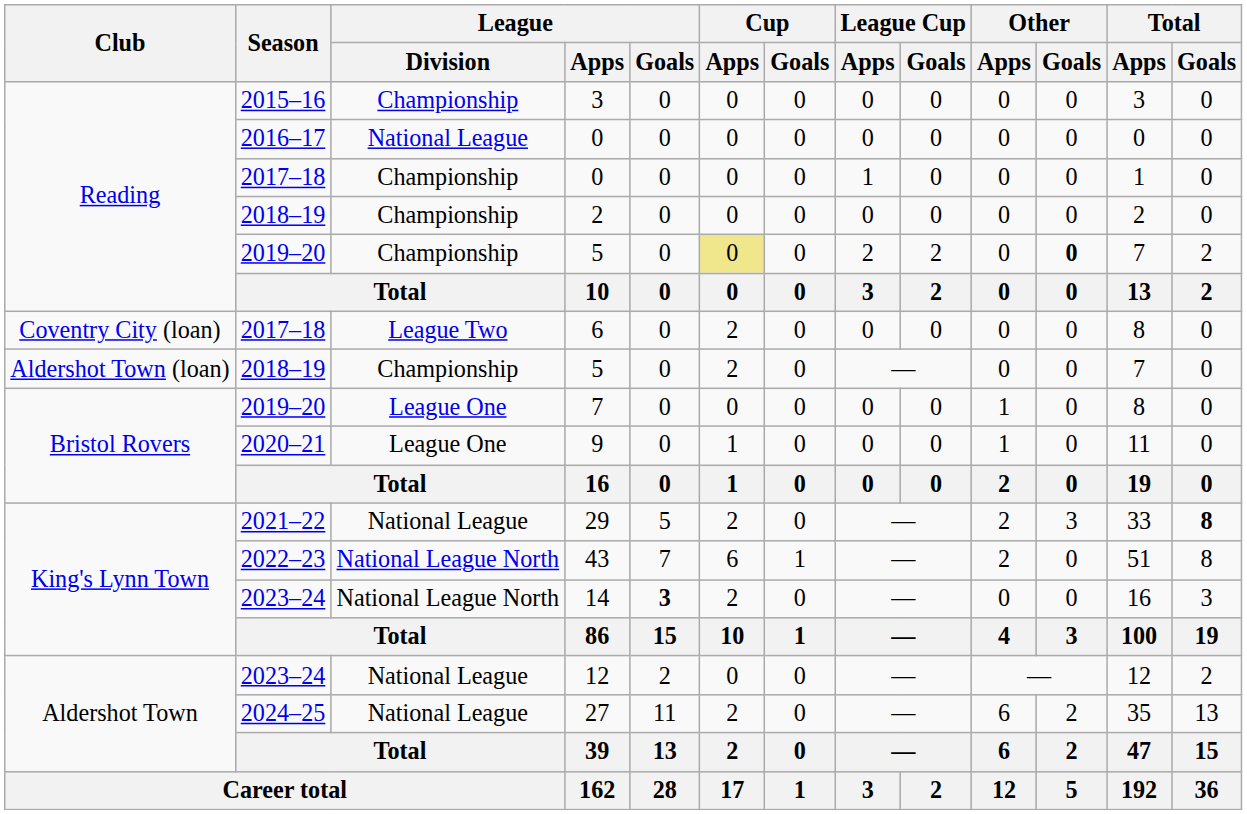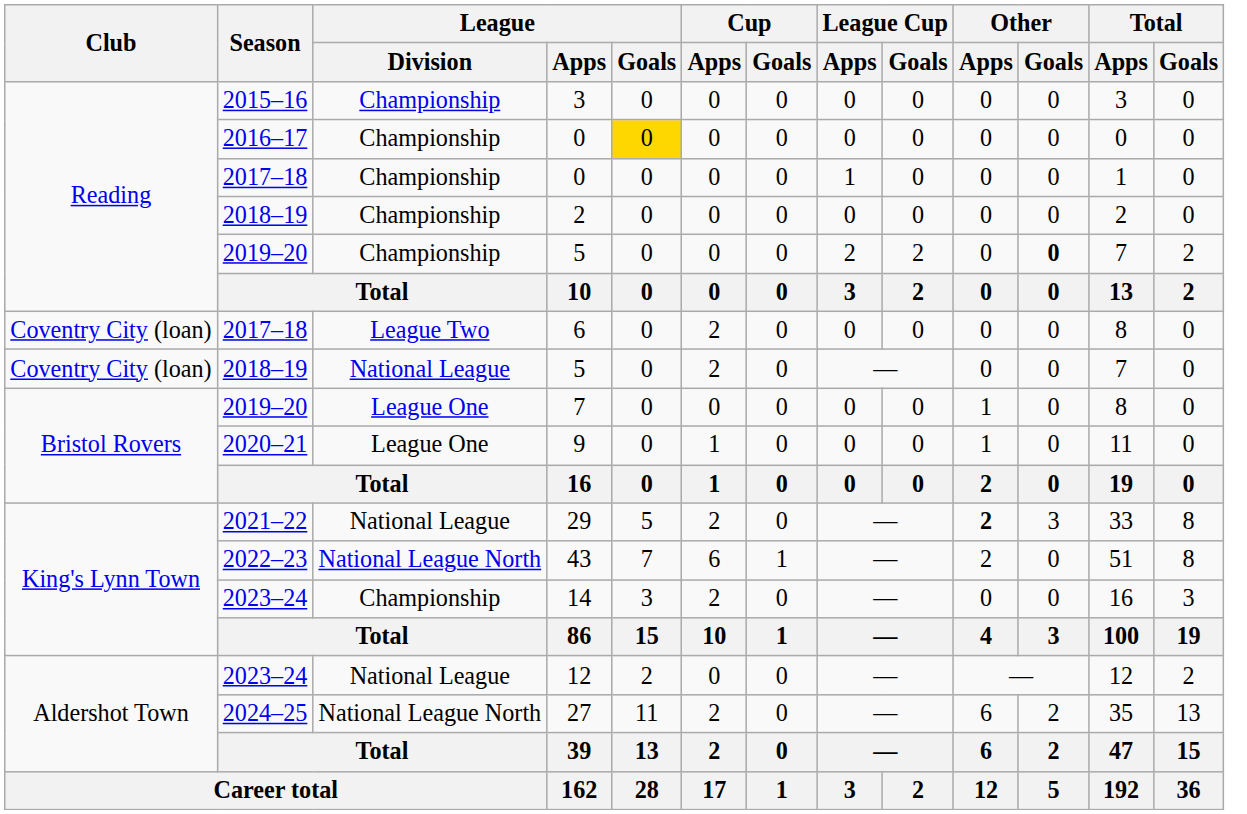(448, 138) National League -> (430, 138) Championship
(665, 138) no background -> (647, 138) gold background
(732, 253) khaki background -> (714, 253) no background
(120, 368) Aldershot Town (loan) -> (111, 368) Coventry City (loan)
(448, 368) Championship -> (430, 368) National League
(1004, 521) normal -> (986, 521) bold
(1207, 521) bold -> (1189, 521) normal
(448, 598) National League North -> (430, 598) Championship
(665, 598) bold -> (647, 598) normal
(448, 713) National League -> (430, 713) National League North
